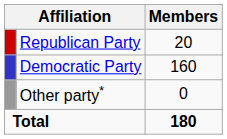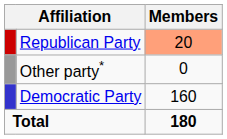(183, 42) no background -> (183, 42) lightsalmon background
rows swapped: (81, 67) <-> (62, 94)
